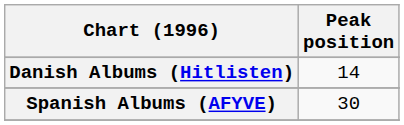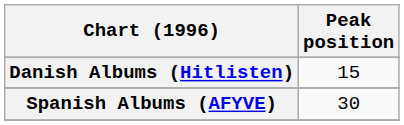(349, 73) 14 -> (349, 73) 15
